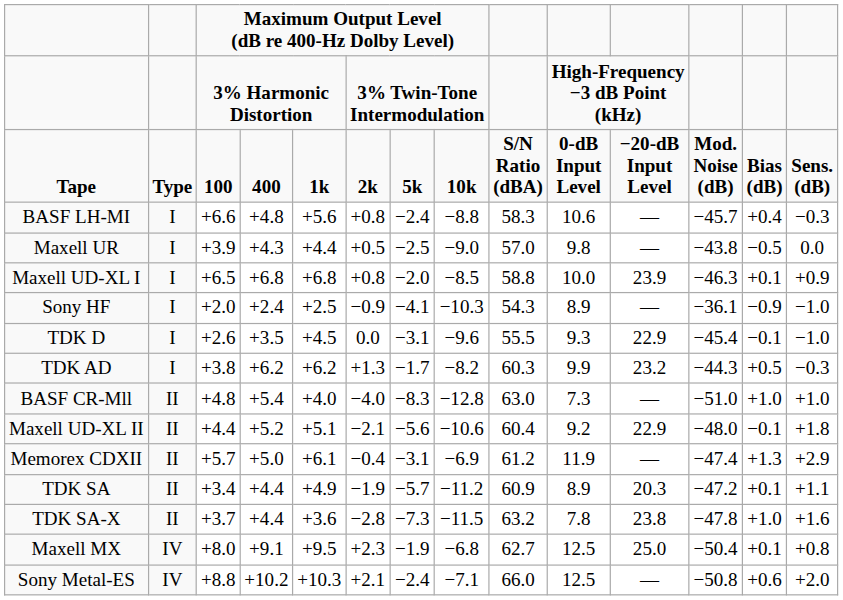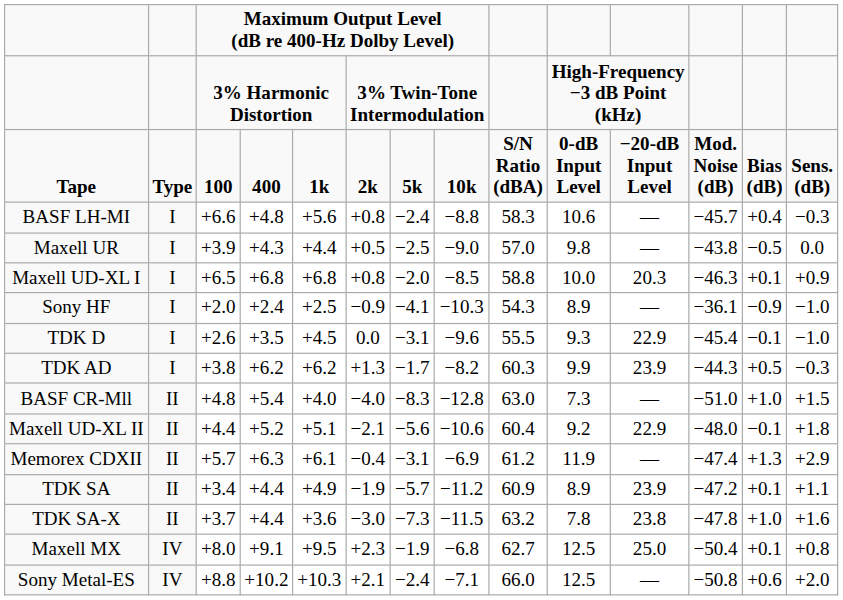(650, 277) 23.9 -> (650, 277) 20.3
(650, 368) 23.2 -> (650, 368) 23.9
(812, 398) +1.0 -> (812, 398) +1.5
(266, 458) +5.0 -> (266, 458) +6.3
(650, 489) 20.3 -> (650, 489) 23.9
(368, 519) −2.8 -> (368, 519) −3.0
